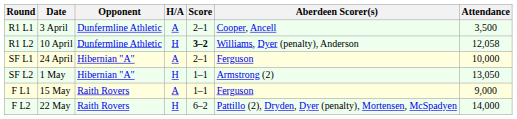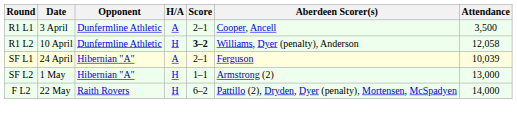(486, 59) 10,000 -> (486, 59) 10,039
(486, 75) 13,050 -> (486, 75) 13,000
- row: (21, 91)
